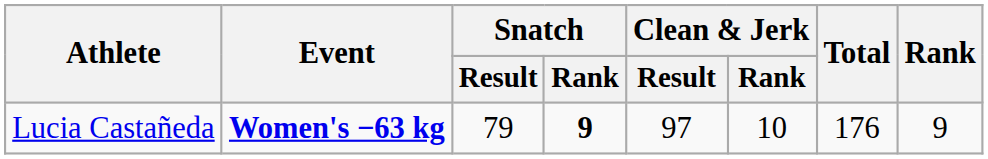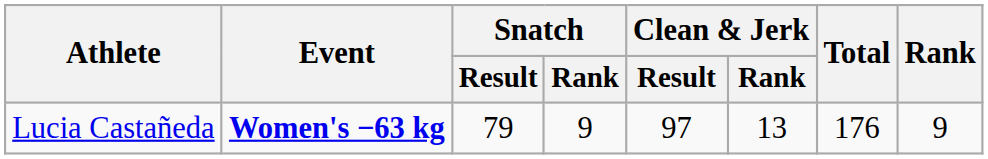(585, 128) bold -> (585, 128) normal
(772, 128) 10 -> (772, 128) 13
